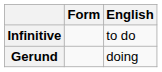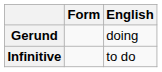rows swapped: (34, 35) <-> (34, 56)
